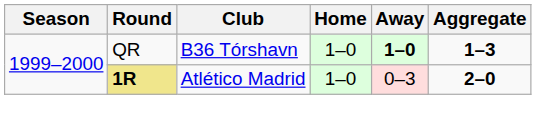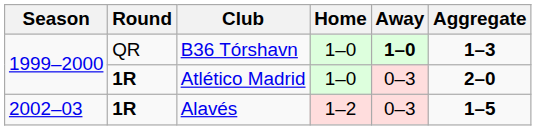(124, 79) khaki background -> (124, 79) no background
+ row: (209, 109)
